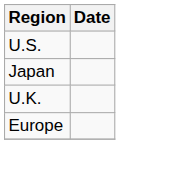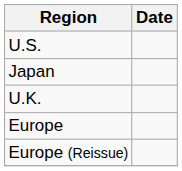+ row: (68, 152)
